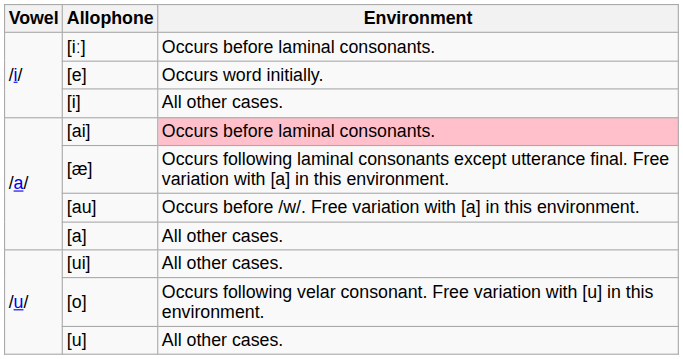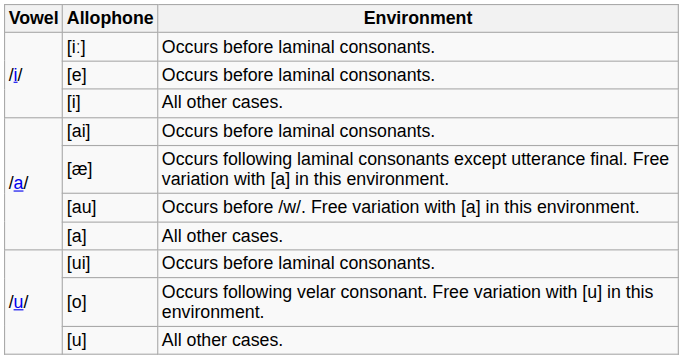(243, 74) Occurs word initially. -> (299, 74) Occurs before laminal consonants.
(299, 131) pink background -> (299, 131) no background
(223, 263) All other cases. -> (299, 263) Occurs before laminal consonants.
